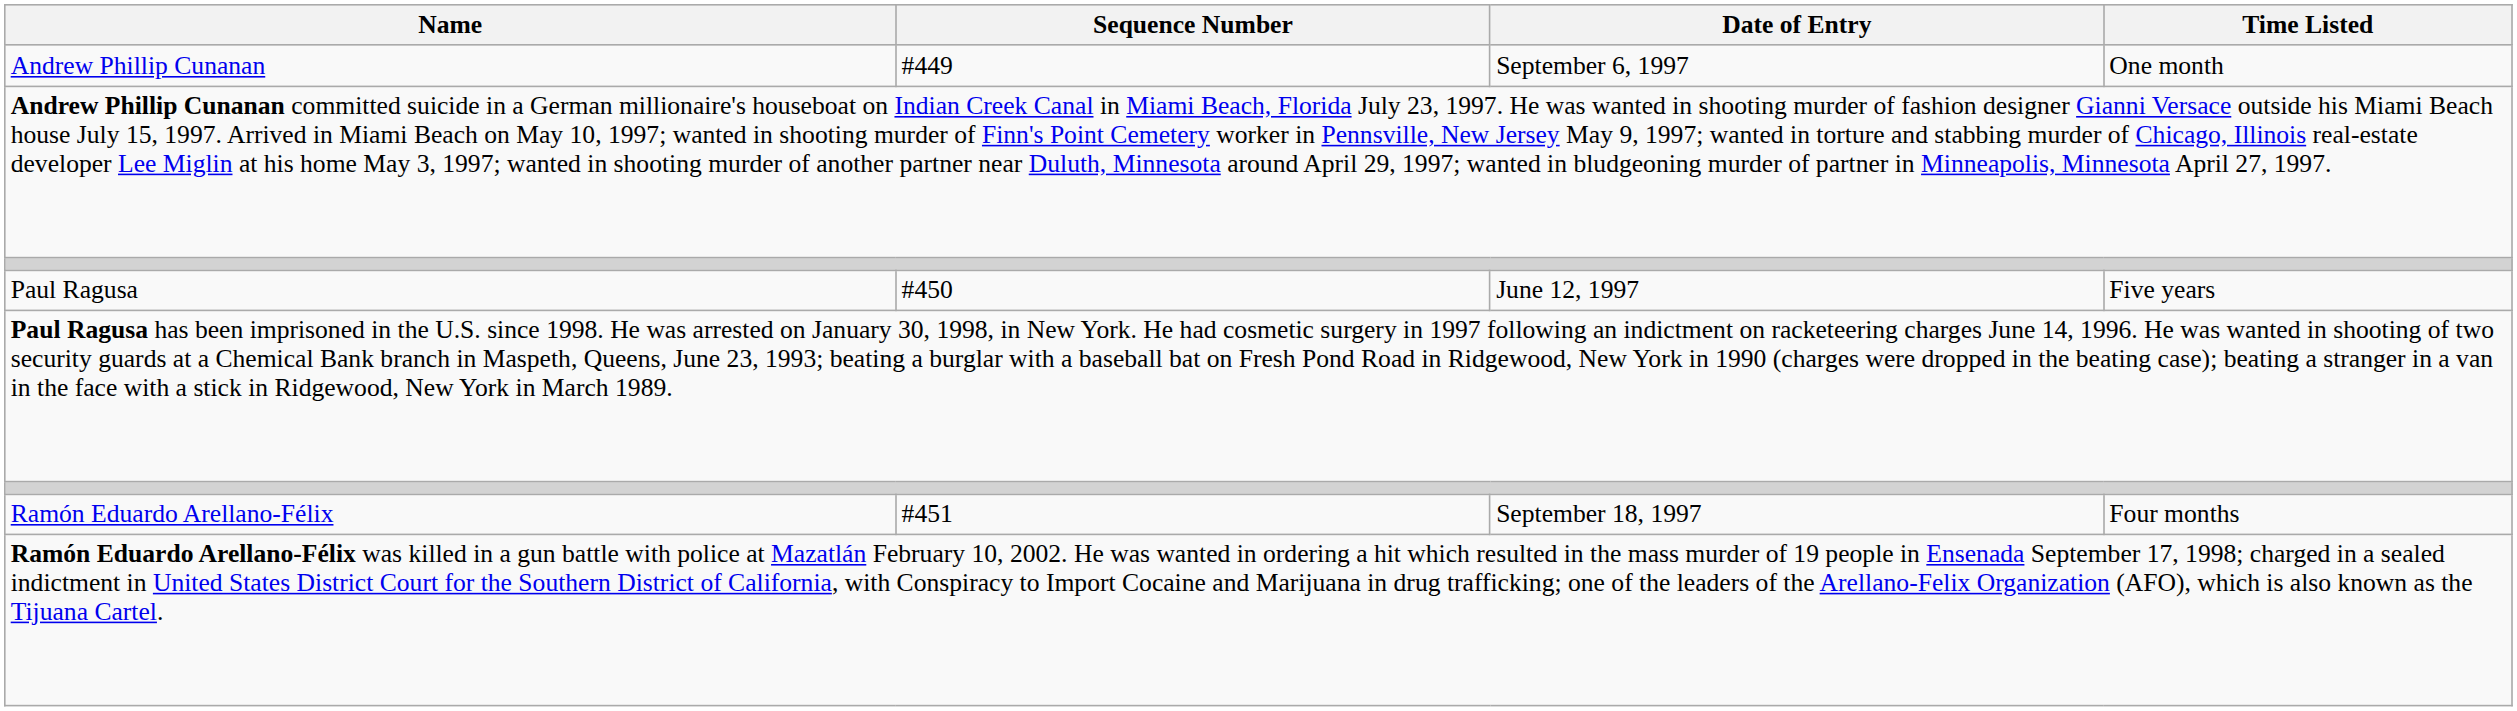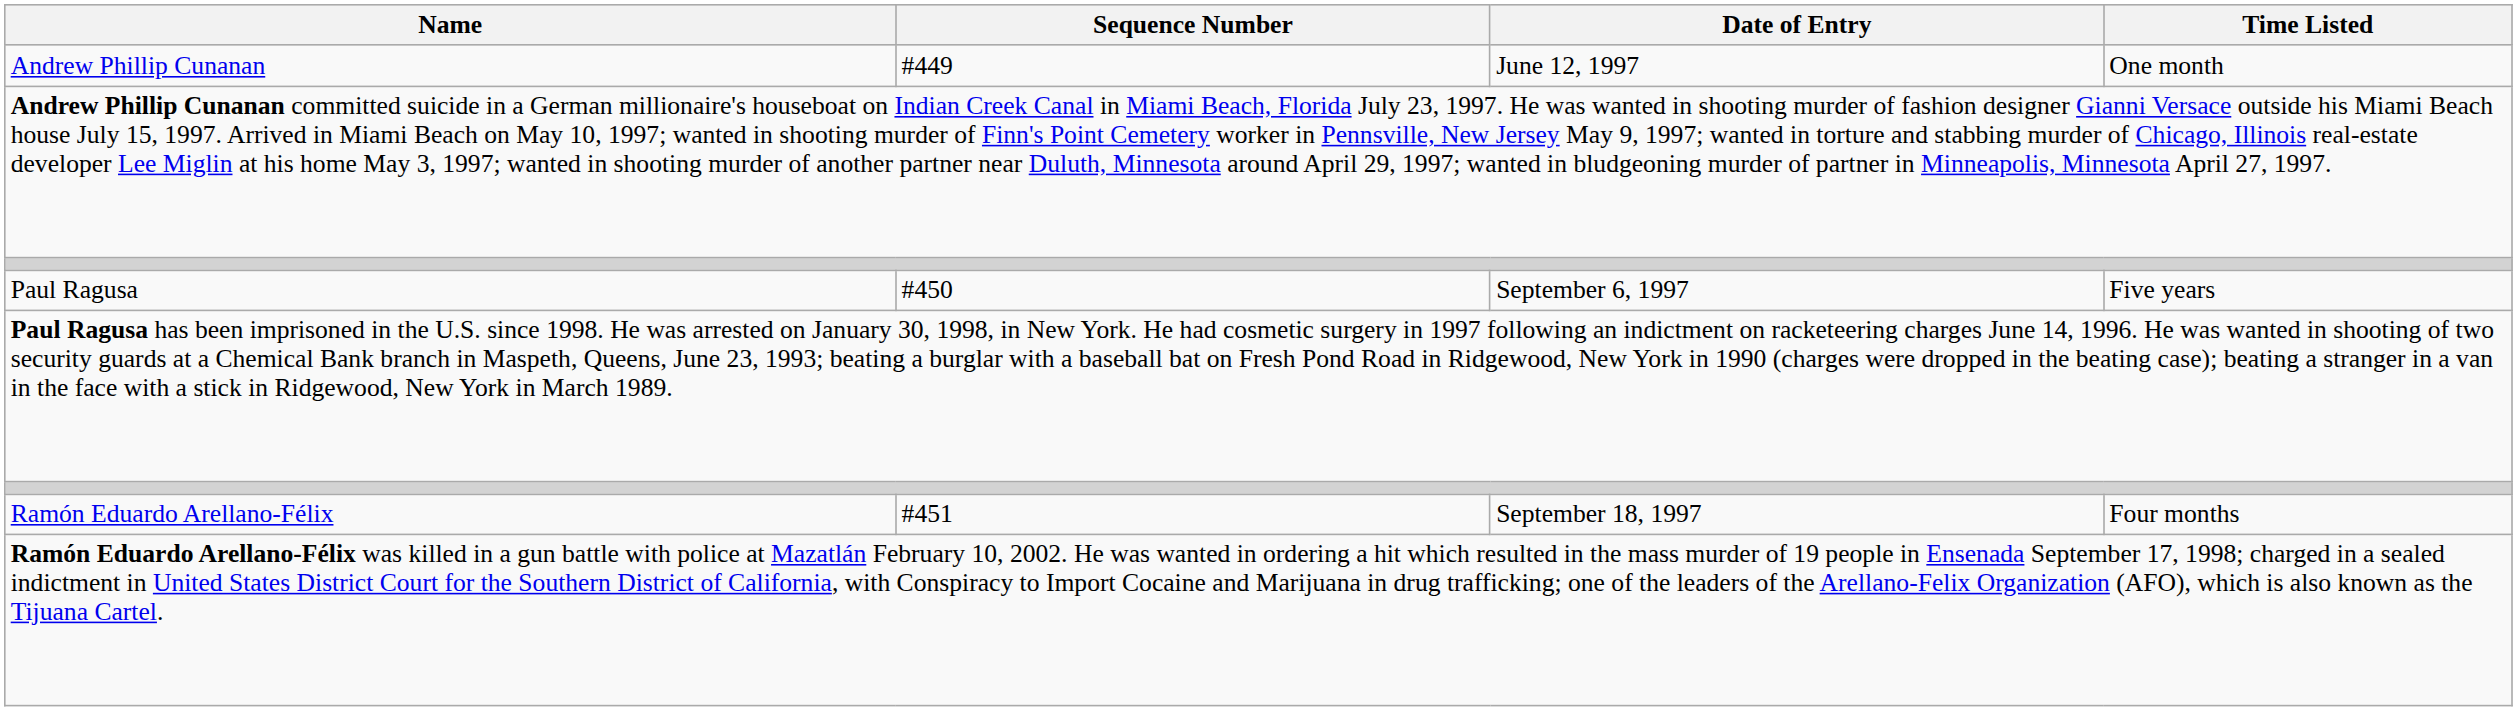(1592, 65) September 6, 1997 -> (1568, 65) June 12, 1997
(1568, 289) June 12, 1997 -> (1592, 289) September 6, 1997
